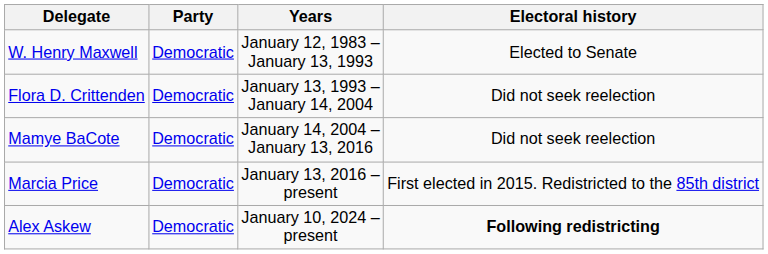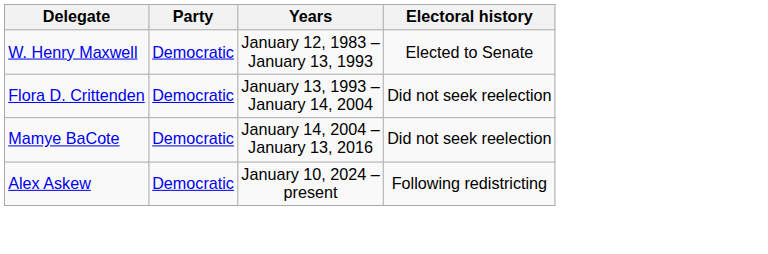- row: (53, 183)
(573, 227) bold -> (469, 183) normal
